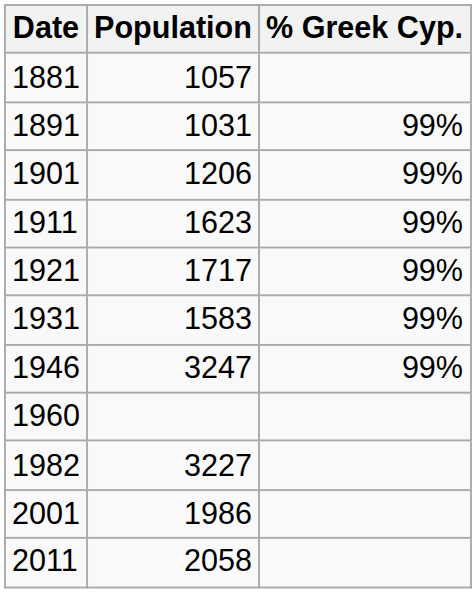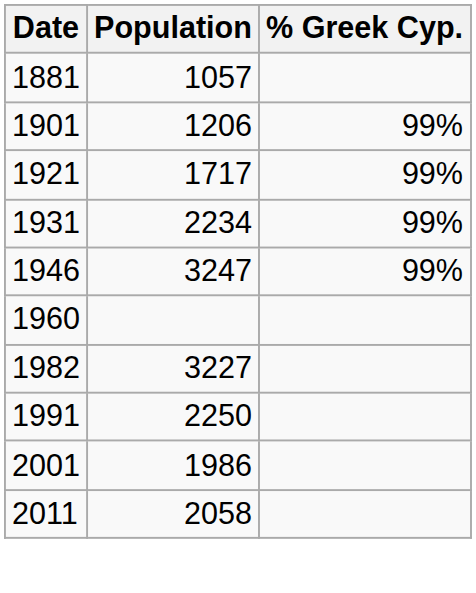- row: (46, 125)
- row: (45, 222)
(218, 319) 1583 -> (218, 222) 2234
+ row: (46, 416)
